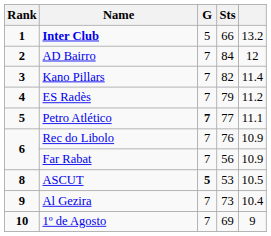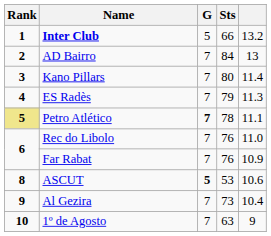(252, 56) 12 -> (252, 56) 13
(228, 77) 82 -> (228, 77) 80
(252, 97) 11.2 -> (252, 97) 11.3
(22, 118) no background -> (22, 118) khaki background
(228, 118) 77 -> (228, 118) 78
(252, 139) 10.9 -> (252, 139) 11.0
(228, 159) 56 -> (228, 159) 76
(252, 180) 10.5 -> (252, 180) 10.6
(228, 221) 69 -> (228, 221) 63
